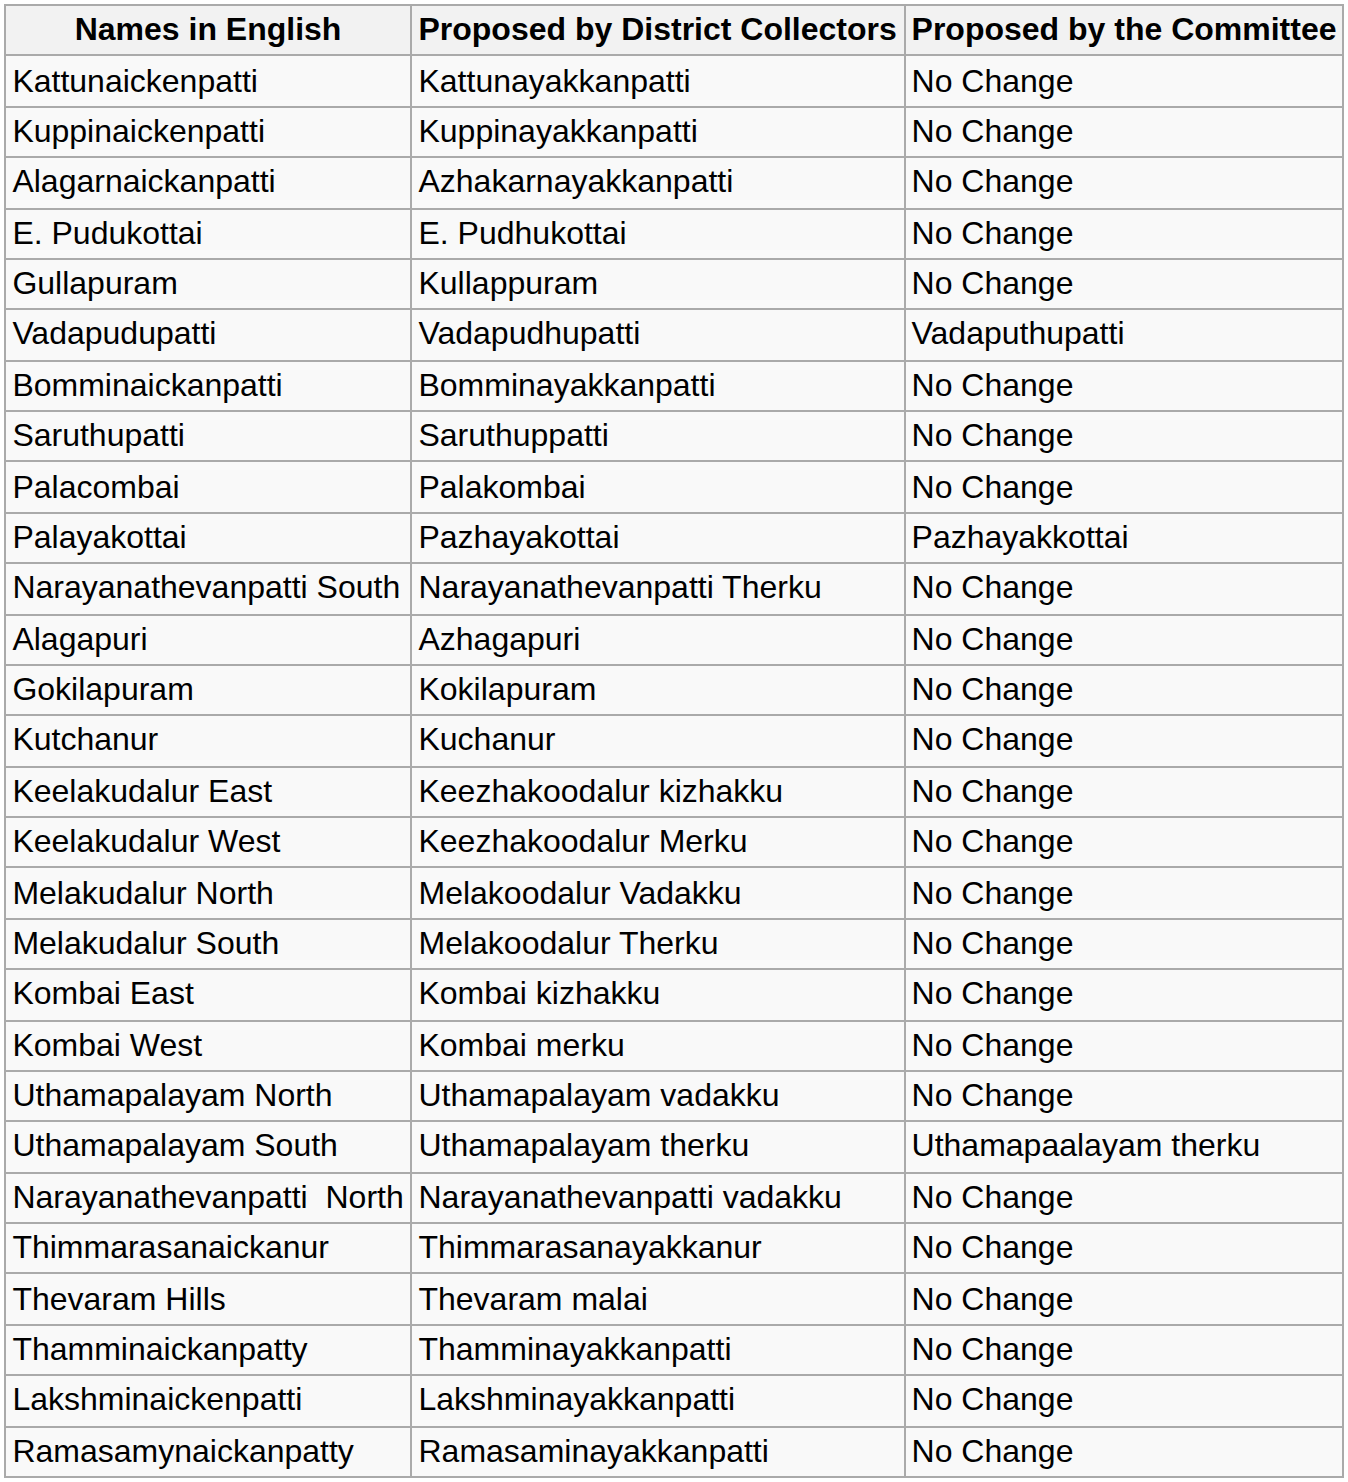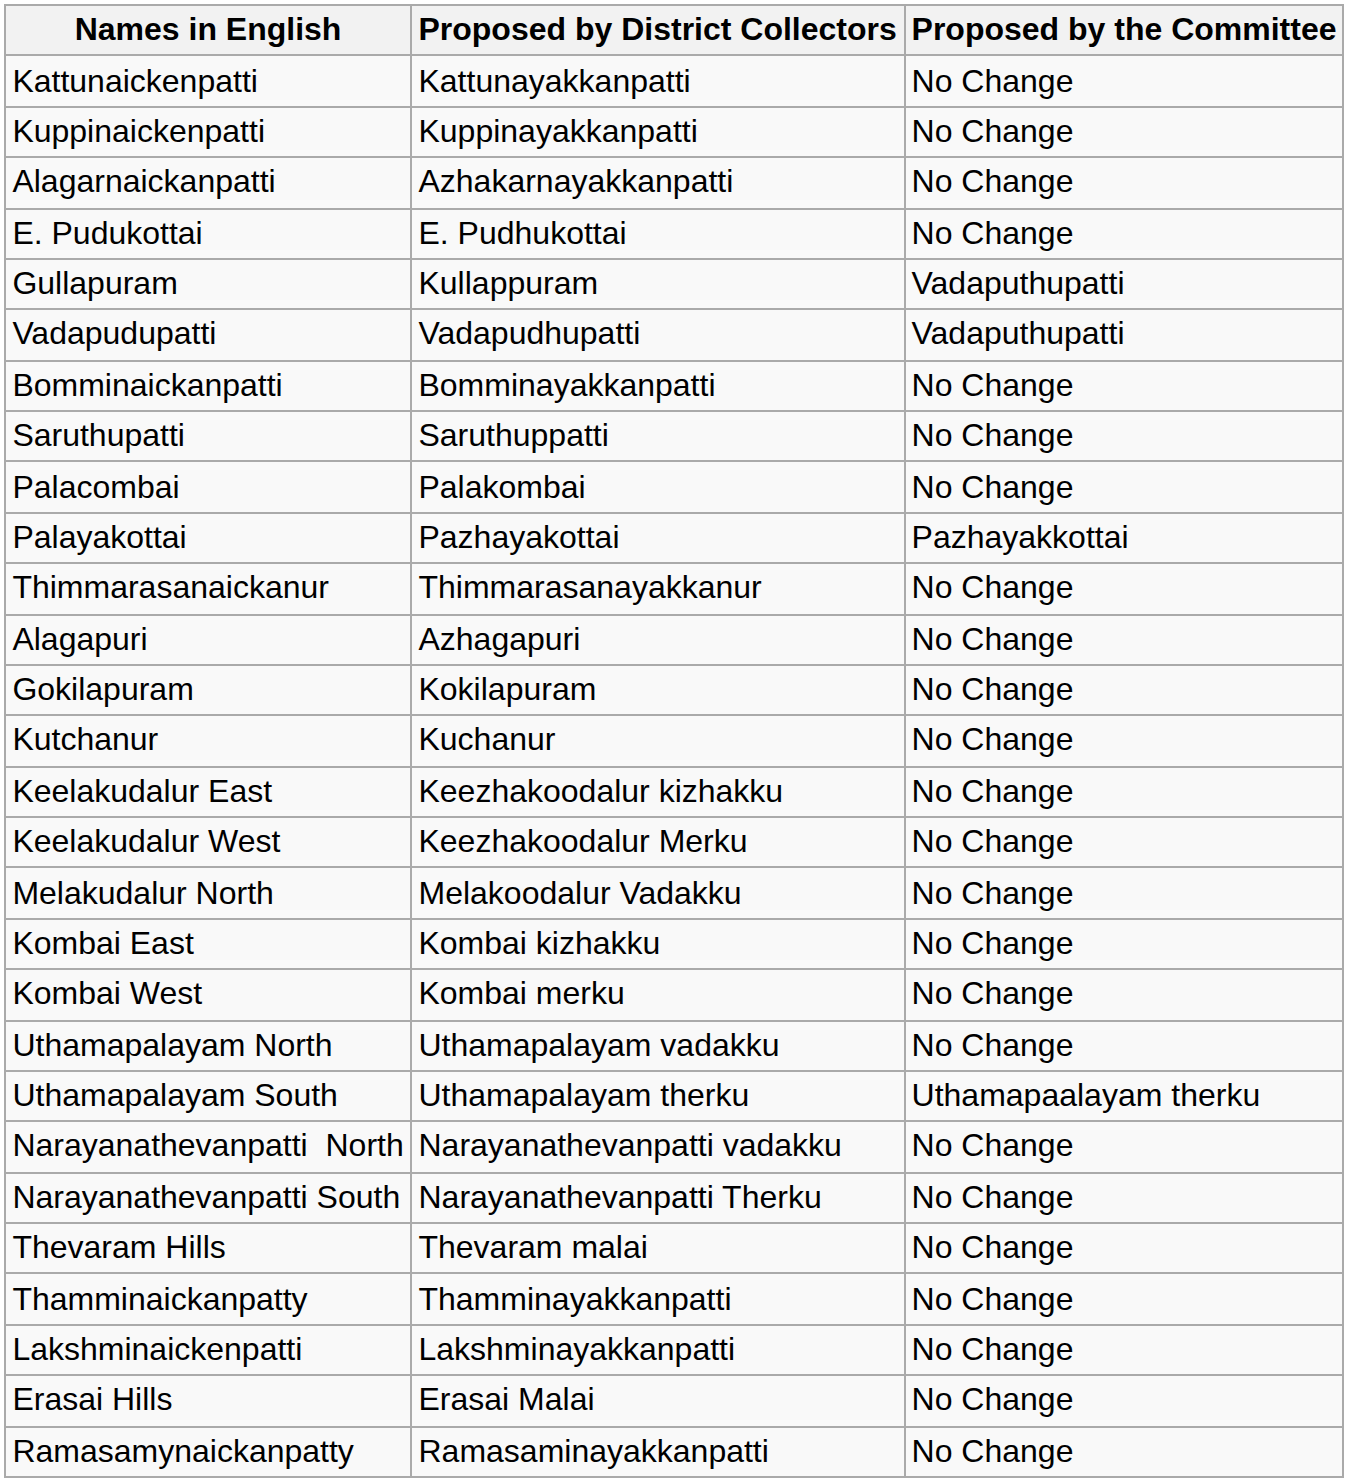(993, 283) No Change -> (1018, 283) Vadaputhupatti
rows swapped: (171, 1247) <-> (206, 588)
- row: (146, 943)
+ row: (92, 1400)
